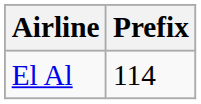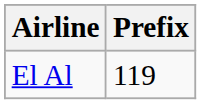(134, 74) 114 -> (134, 74) 119
